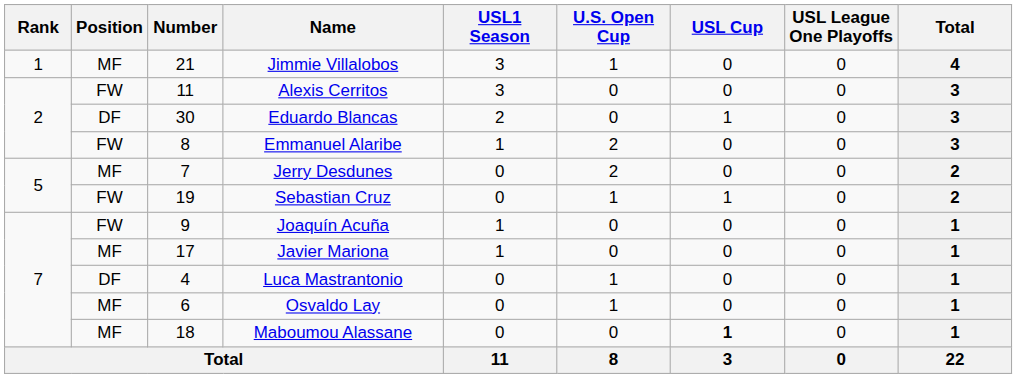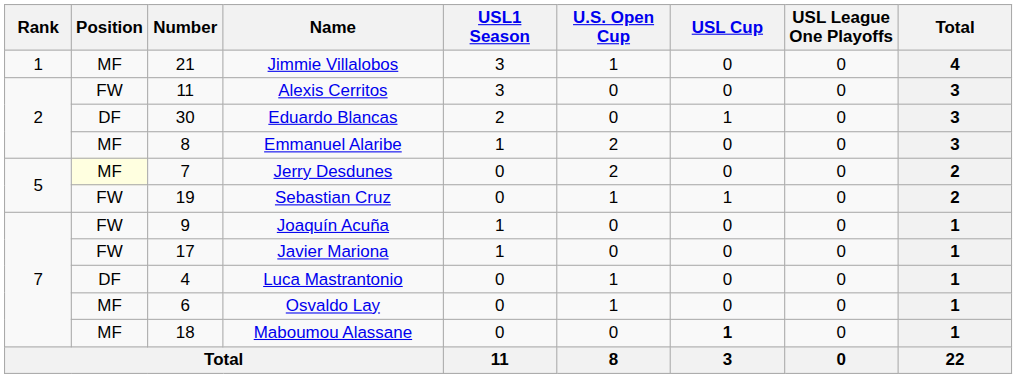(110, 144) FW -> (110, 144) MF
(110, 171) no background -> (110, 171) lightyellow background
(110, 252) MF -> (110, 252) FW
